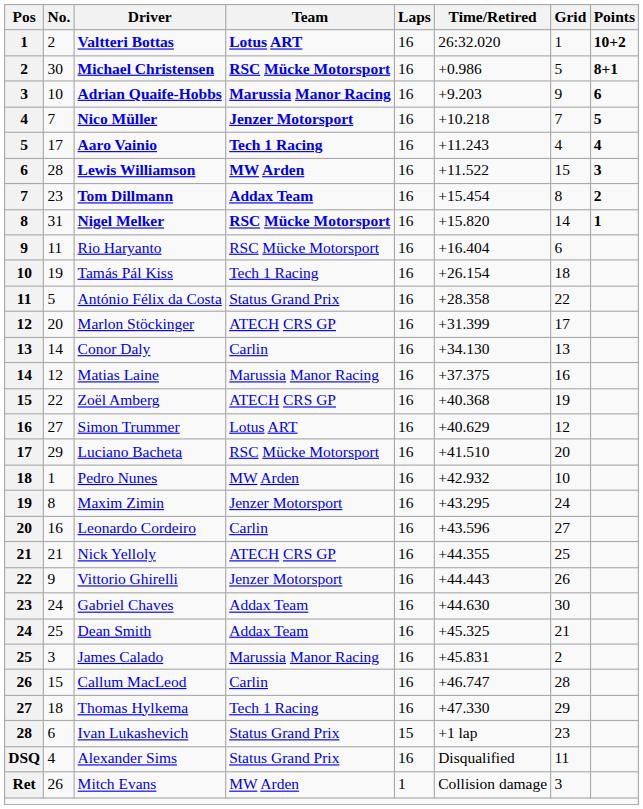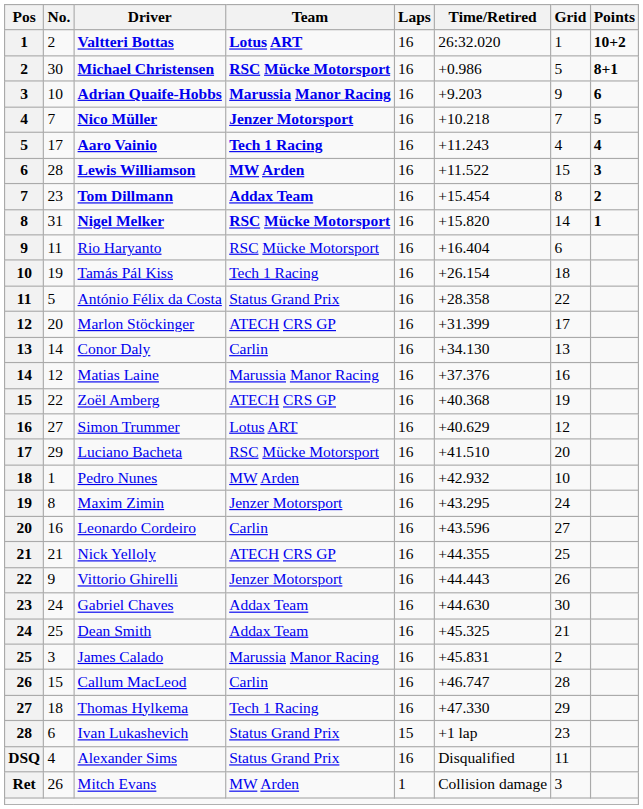(464, 374) +37.375 -> (464, 374) +37.376
